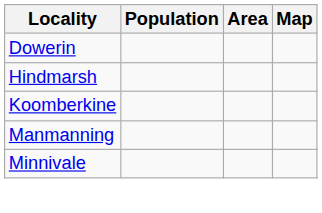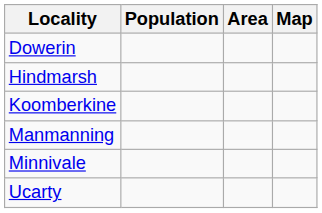+ row: (35, 192)
